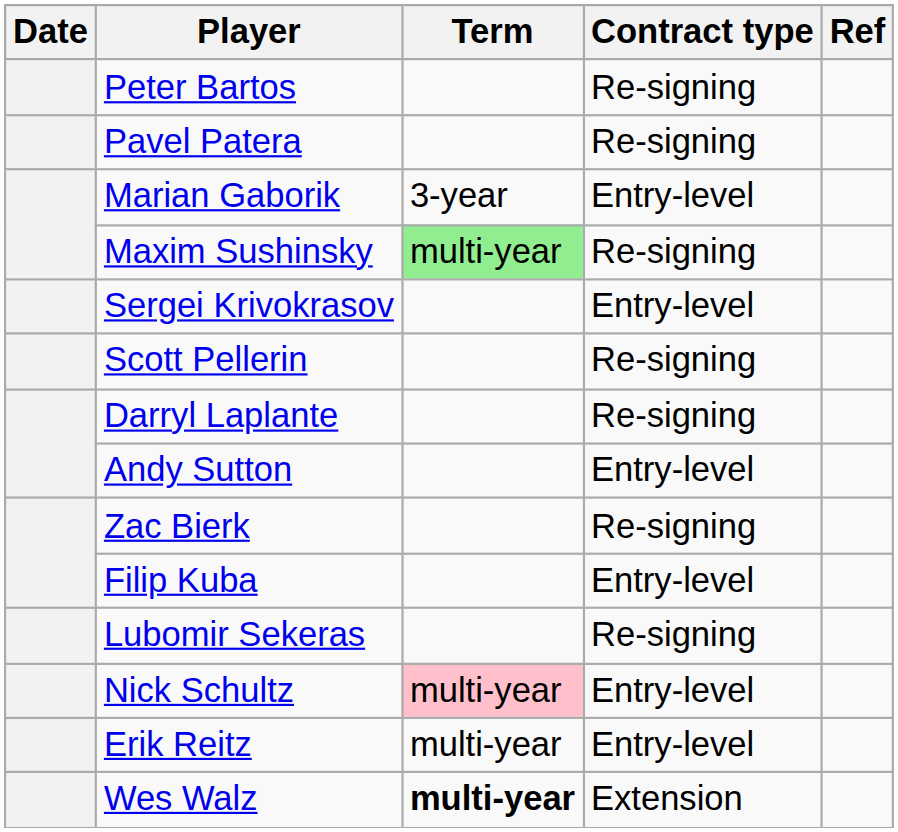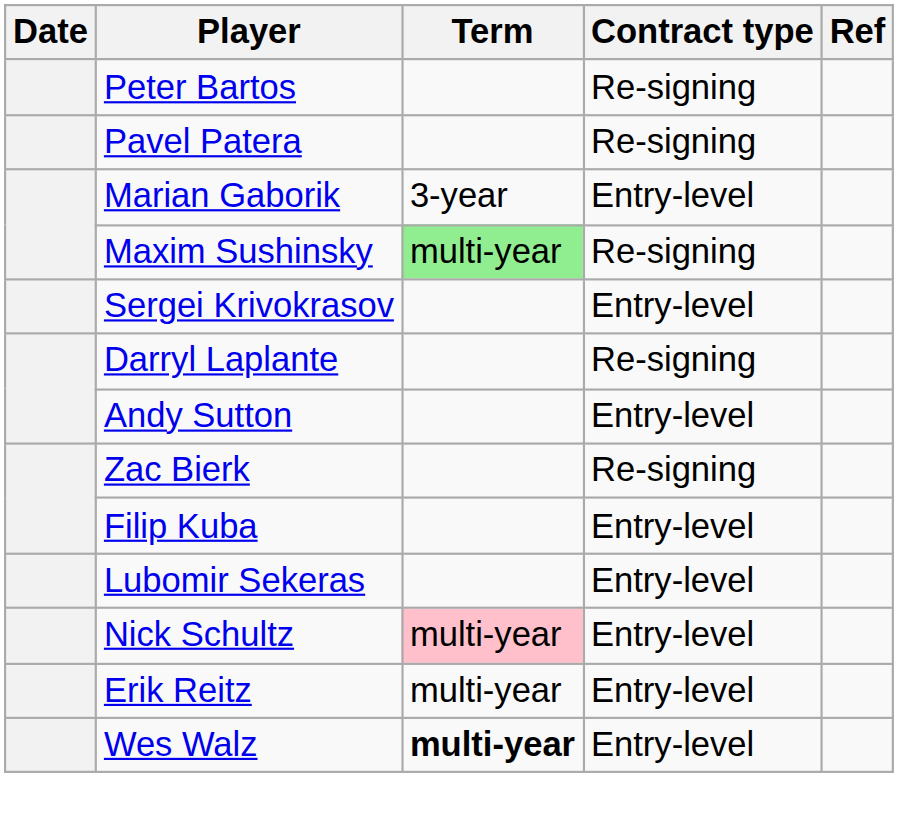- row: (206, 360)
(674, 634) Re-signing -> (673, 580) Entry-level
(667, 799) Extension -> (673, 744) Entry-level
